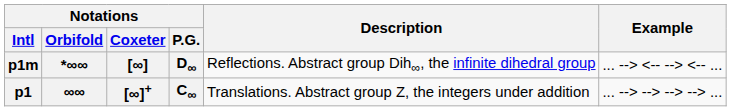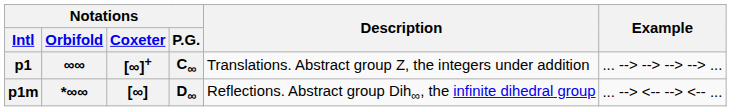rows swapped: (23, 92) <-> (23, 64)
